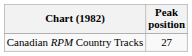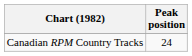(167, 42) 27 -> (167, 42) 24
